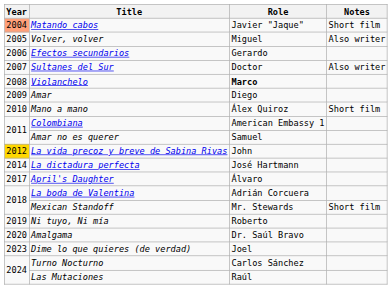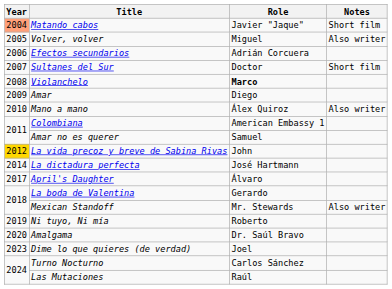(250, 53) Gerardo -> (270, 53) Adrián Corcuera
(357, 67) Also writer -> (354, 67) Short film
(354, 109) Short film -> (357, 109) Also writer
(270, 193) Adrián Corcuera -> (250, 193) Gerardo
(354, 207) Short film -> (357, 207) Also writer
